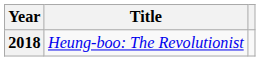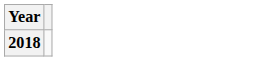- column: (146, 17)
